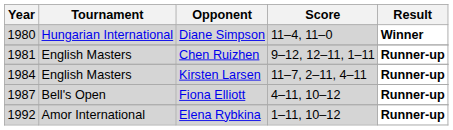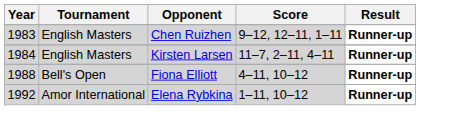- row: (222, 35)
(21, 55) 1981 -> (21, 35) 1983
(21, 95) 1987 -> (21, 75) 1988
